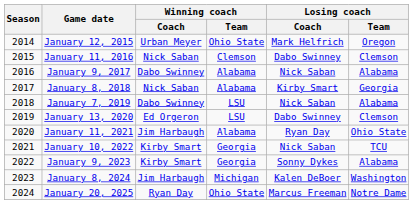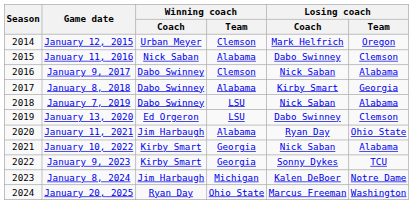(236, 42) Ohio State -> (236, 42) Clemson
(236, 57) Clemson -> (236, 57) Alabama
(236, 72) Alabama -> (236, 72) Clemson
(171, 87) Nick Saban -> (171, 87) Dabo Swinney
(379, 147) TCU -> (379, 147) Alabama
(379, 162) Alabama -> (379, 162) TCU
(379, 177) Washington -> (379, 177) Notre Dame
(379, 192) Notre Dame -> (379, 192) Washington
